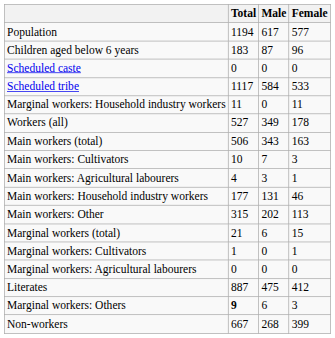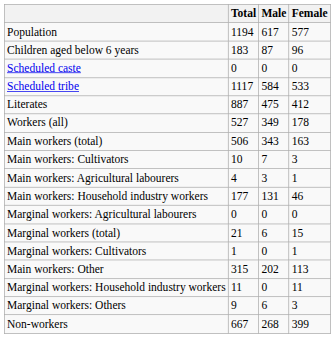rows swapped: (27, 287) <-> (116, 104)
rows swapped: (55, 214) <-> (102, 269)
(234, 305) bold -> (234, 305) normal
